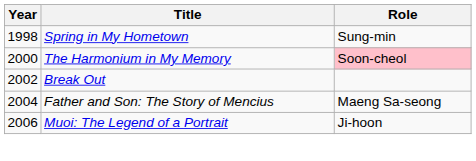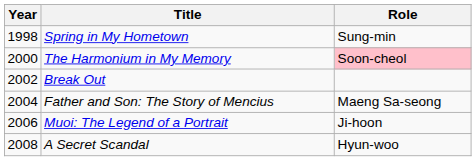+ row: (96, 144)
